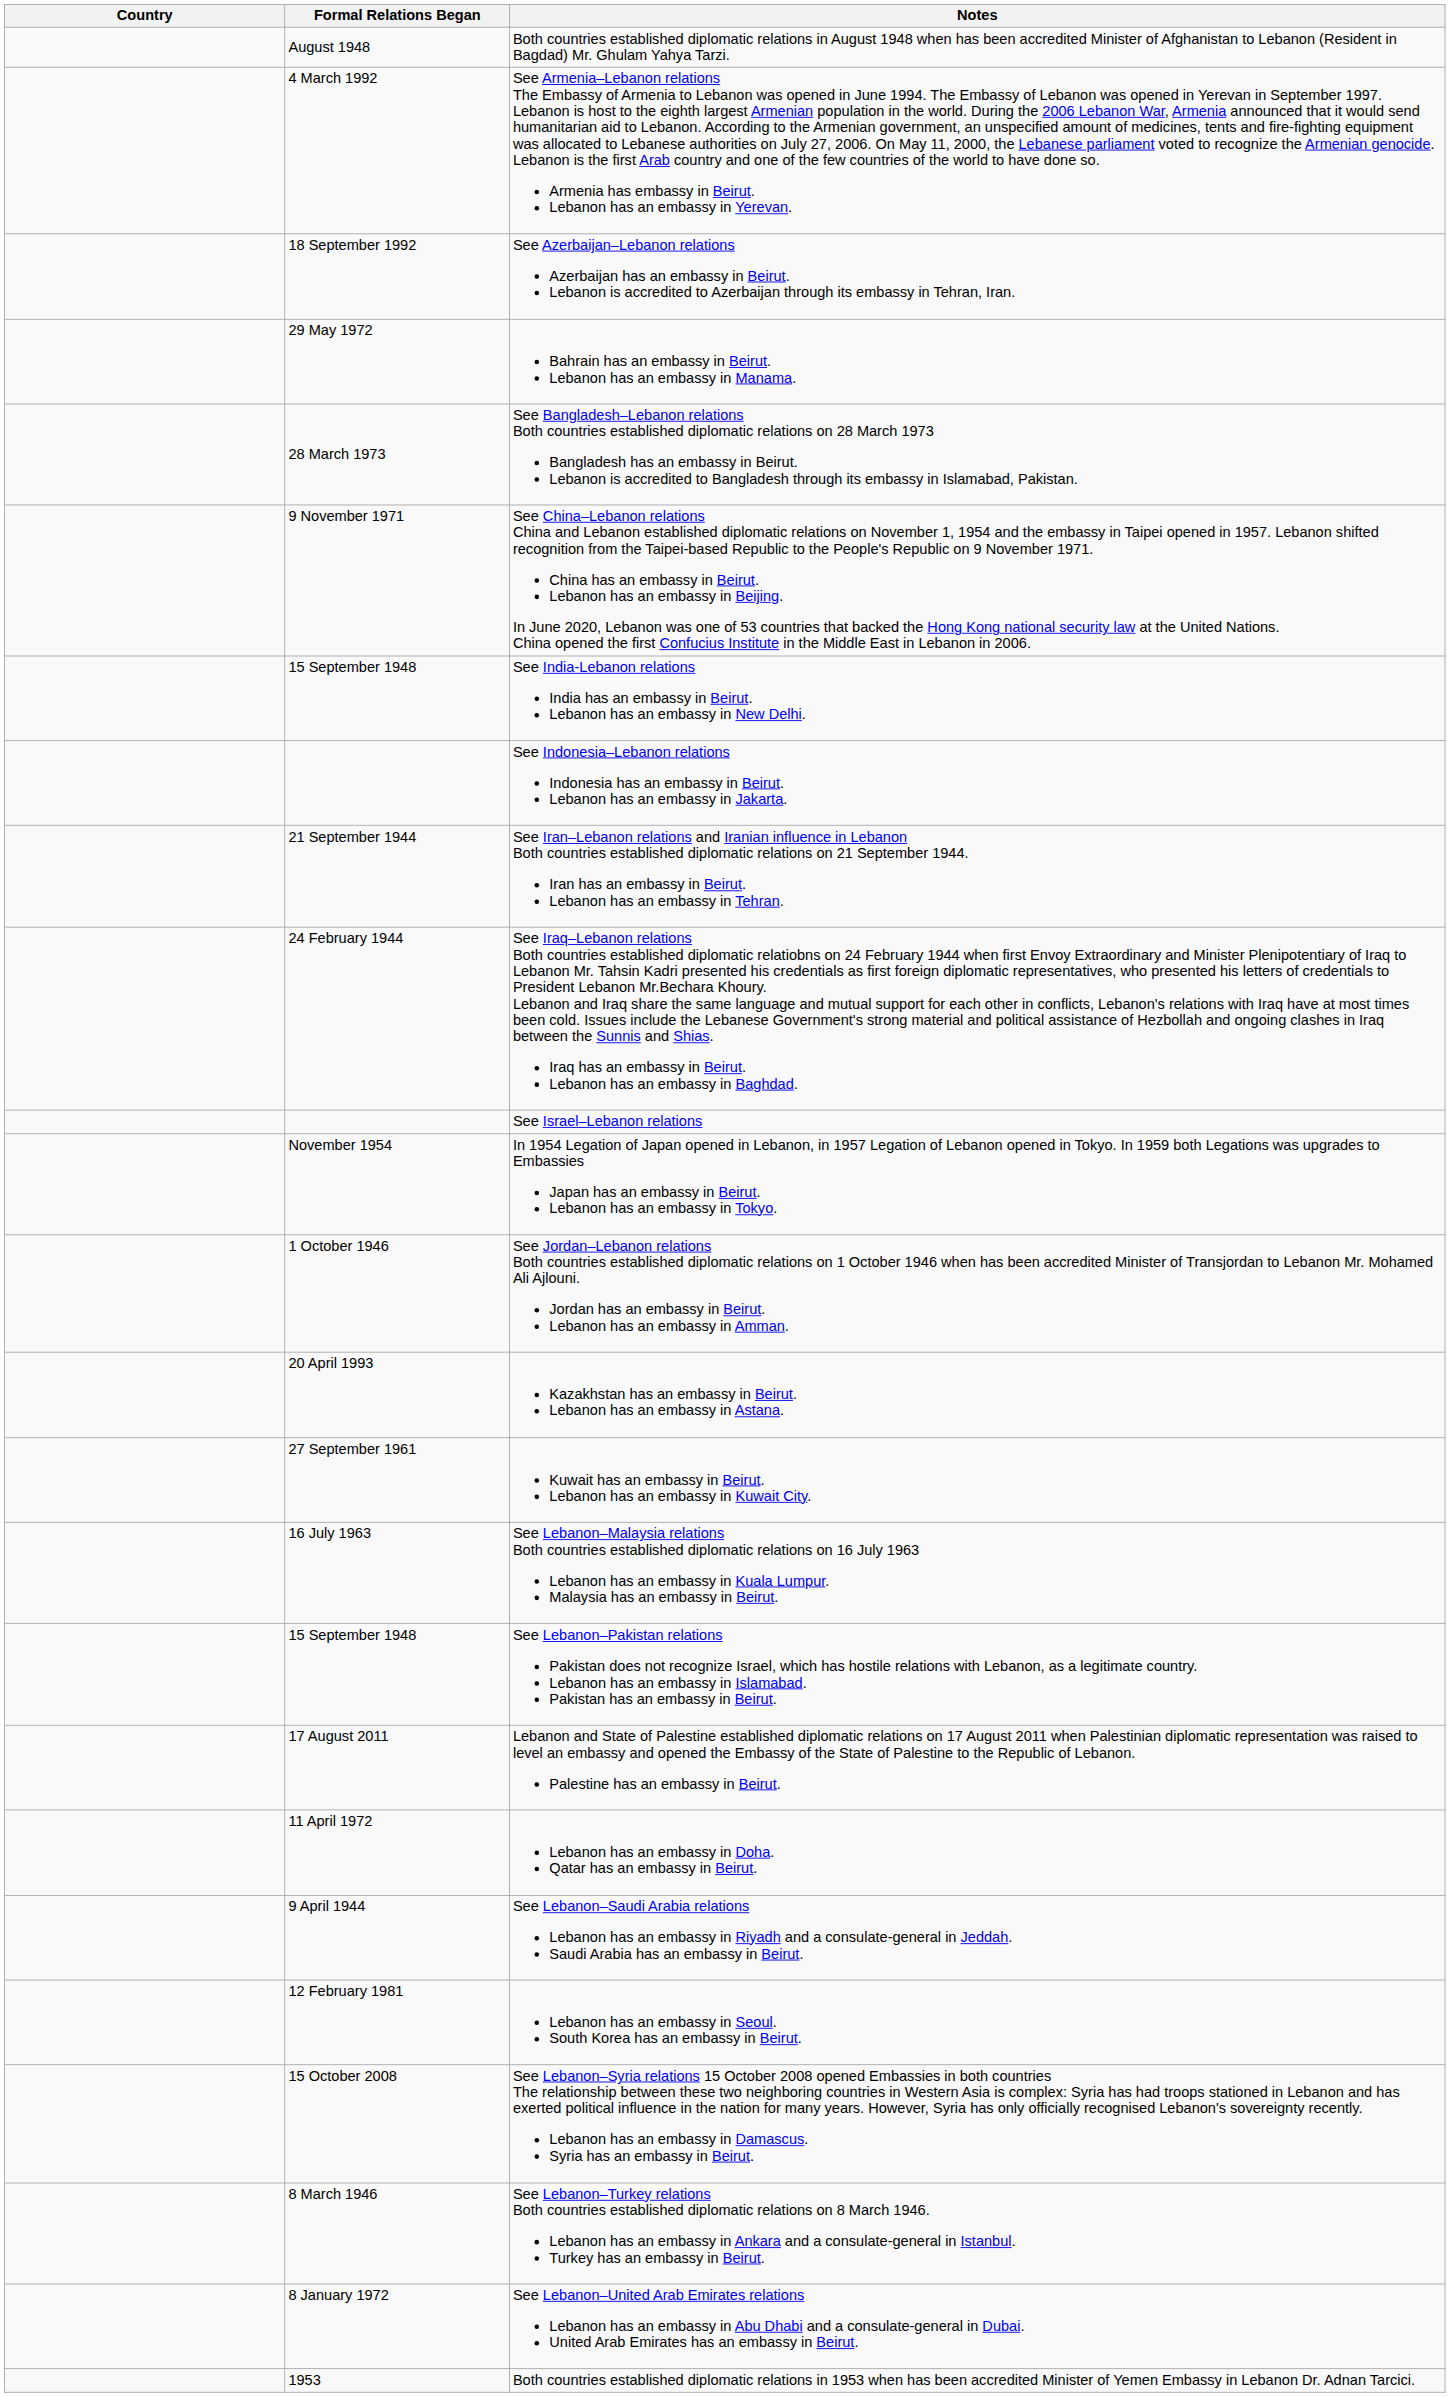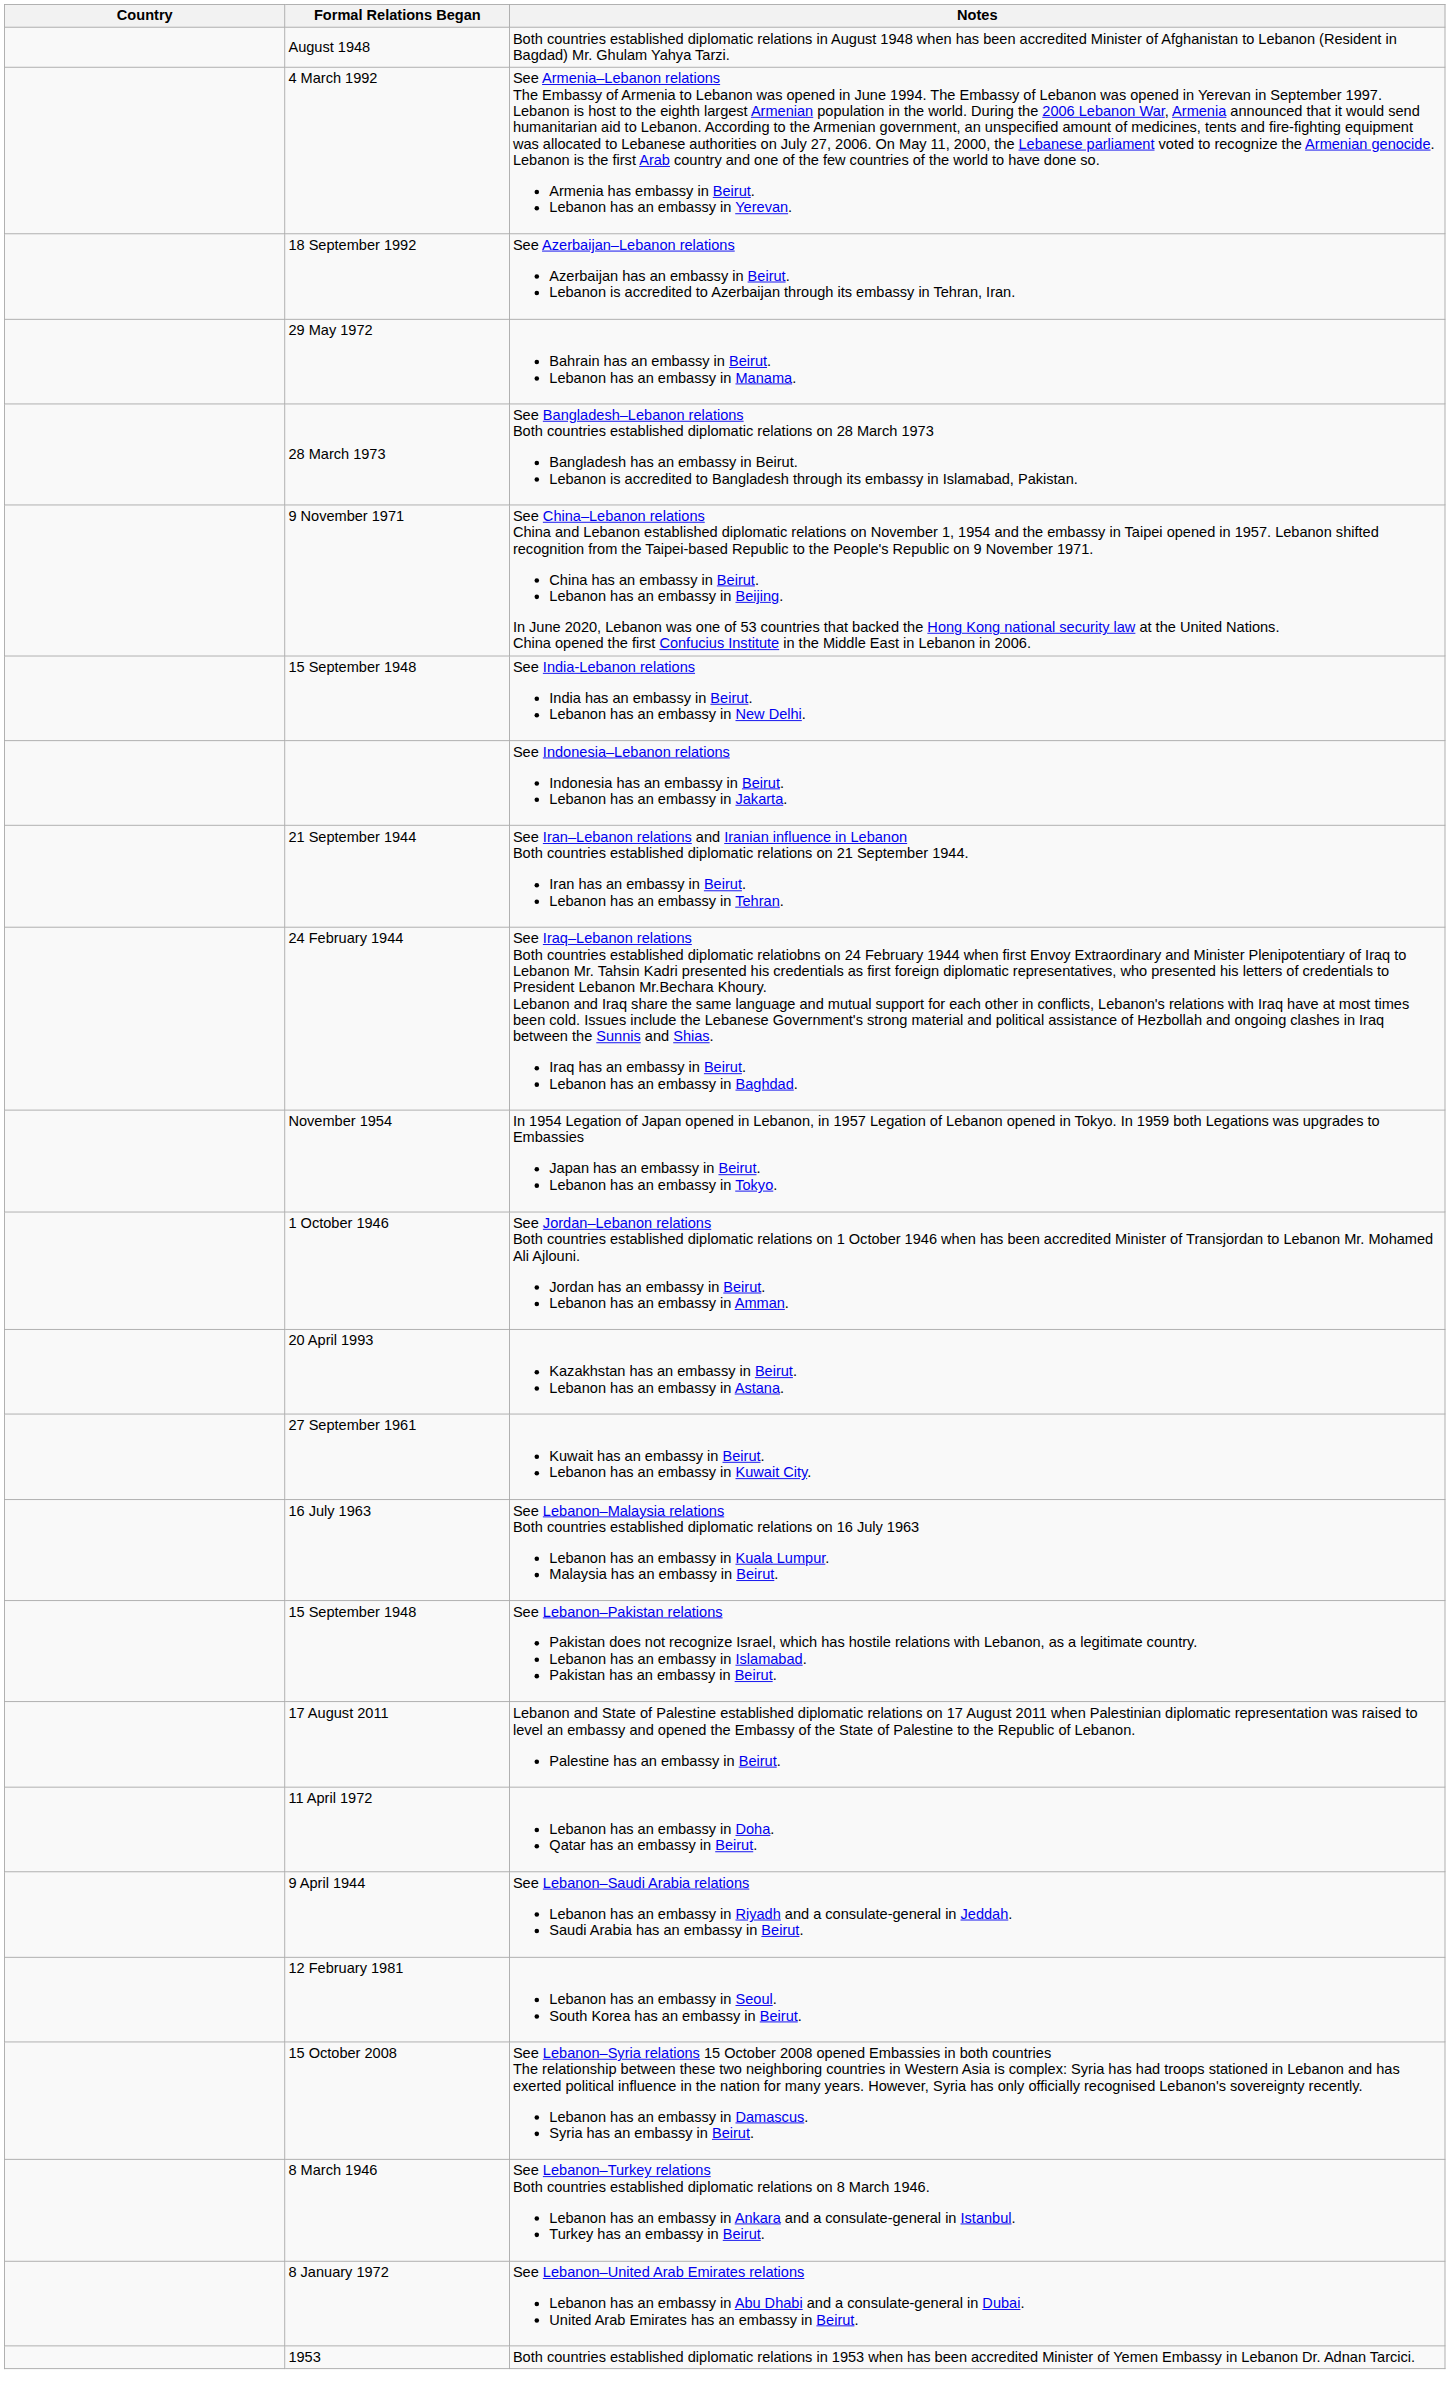- row: (608, 1121)
